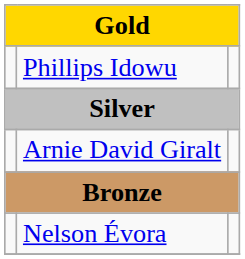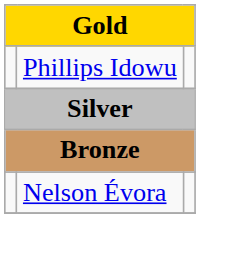- row: (122, 150)
